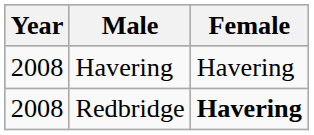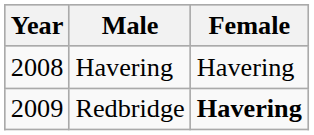(37, 108) 2008 -> (37, 108) 2009
